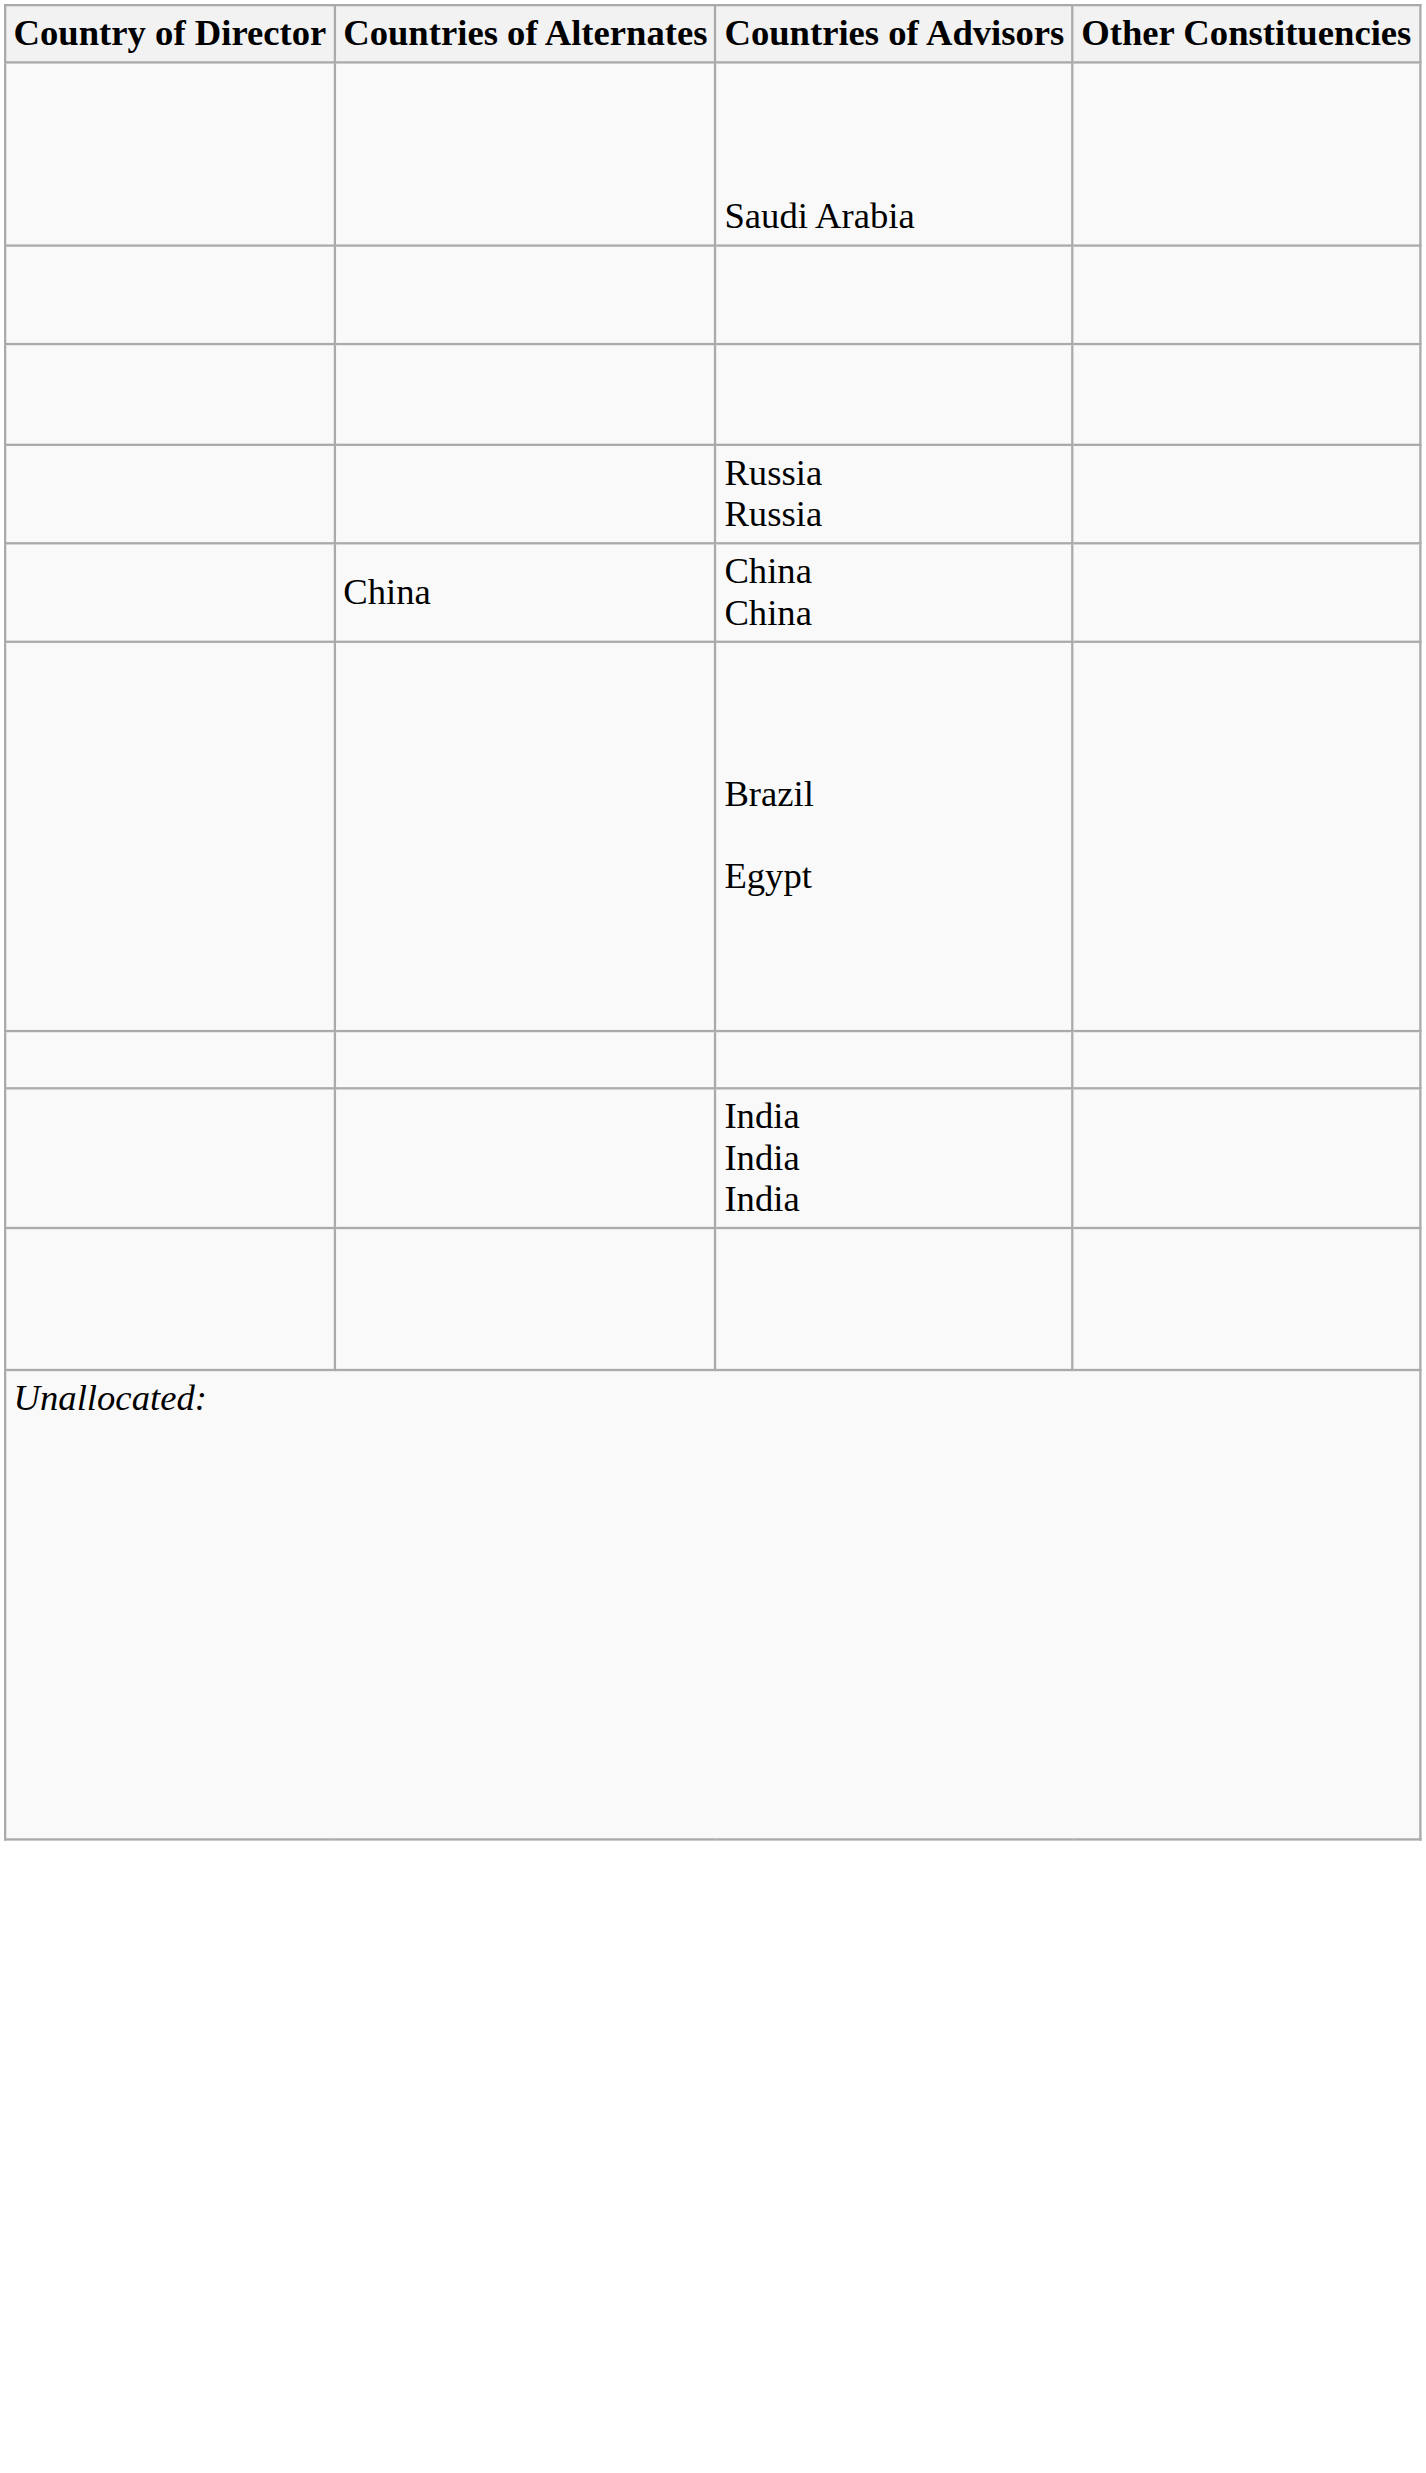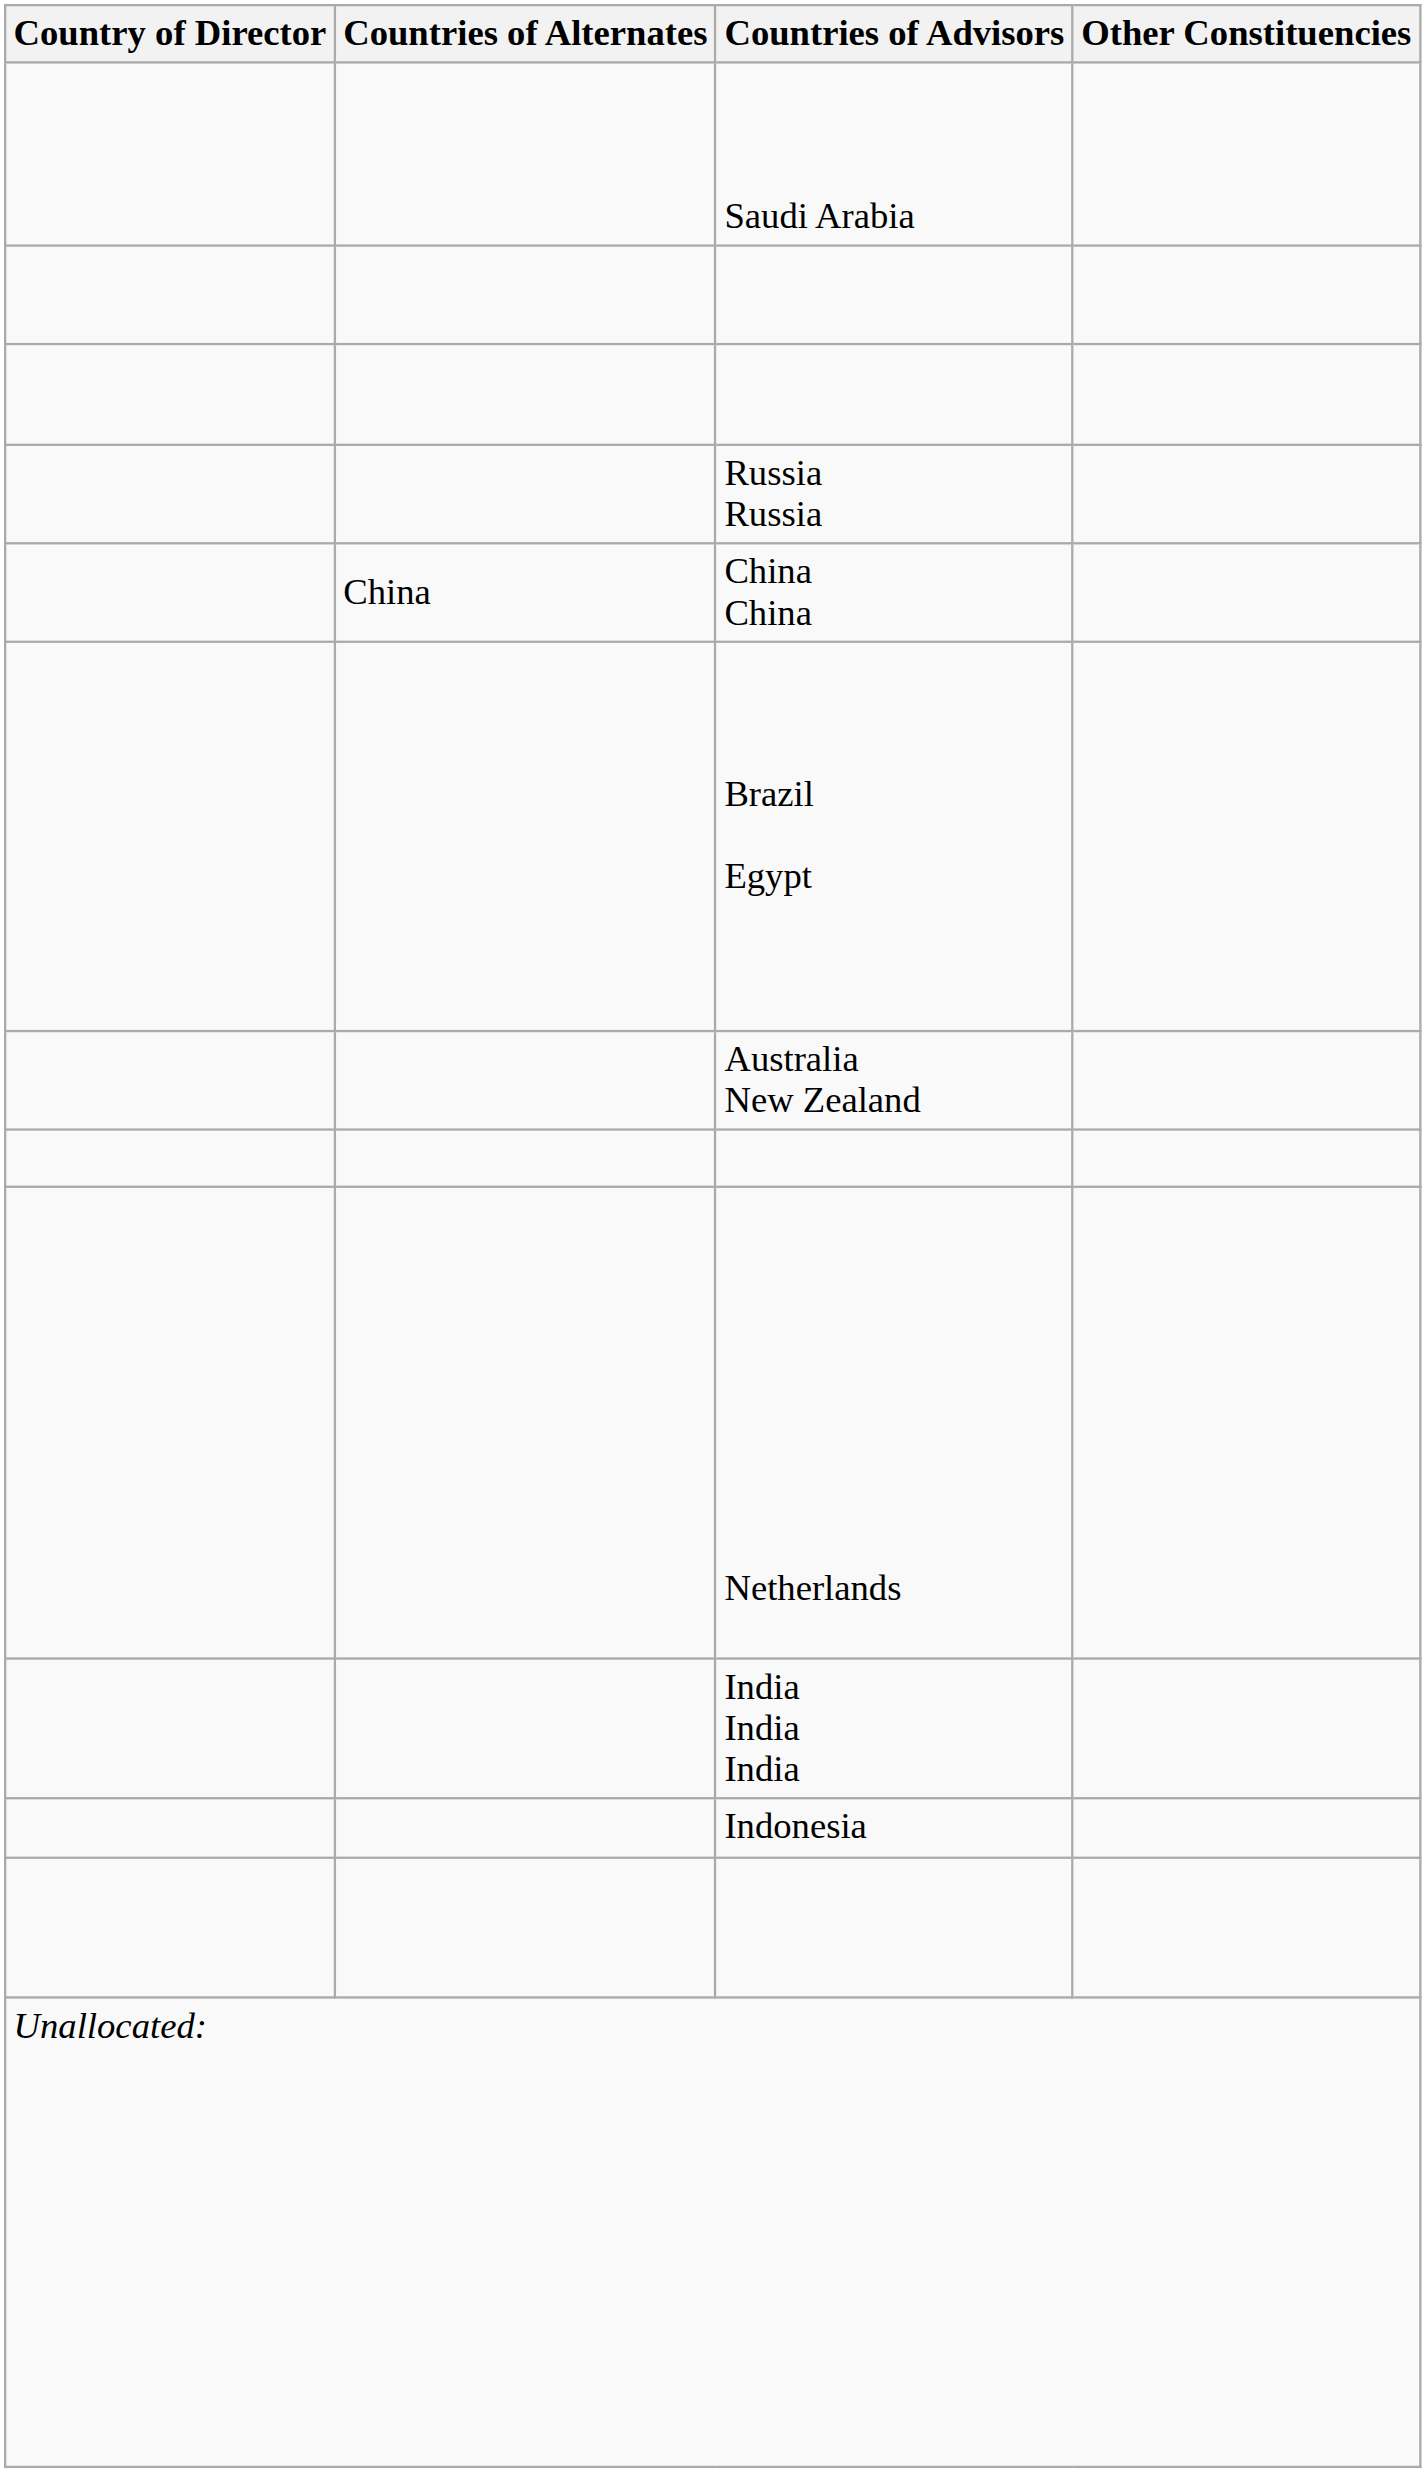+ row: (525, 1080)
+ row: (525, 1423)
+ row: (525, 1828)
